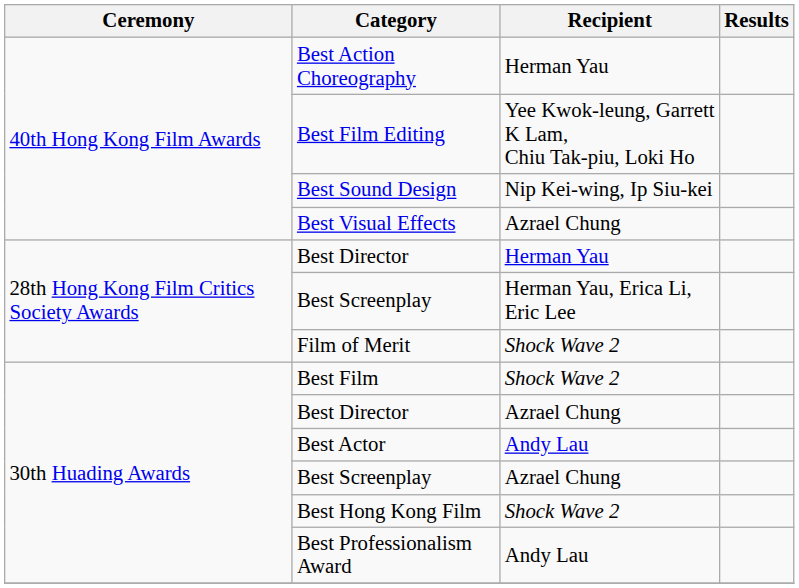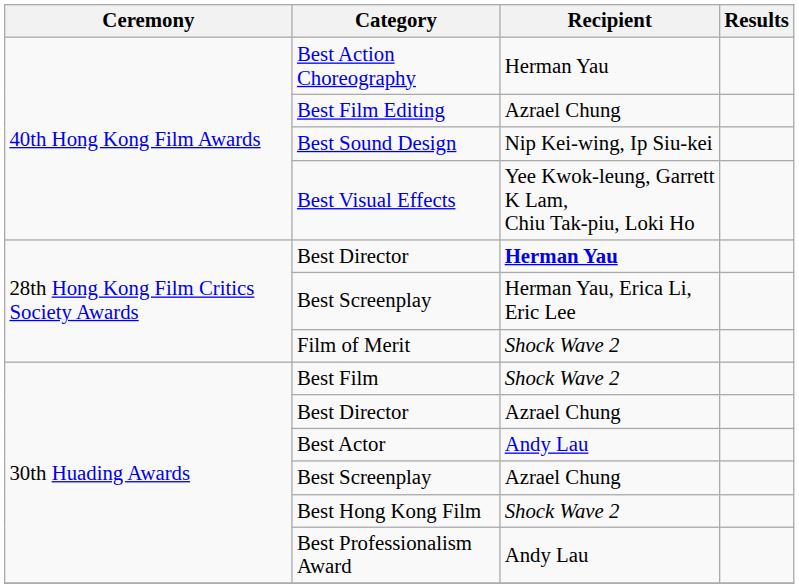(610, 133) Yee Kwok-leung, Garrett K Lam, Chiu Tak-piu, Loki Ho -> (563, 110) Azrael Chung
(563, 223) Azrael Chung -> (610, 199) Yee Kwok-leung, Garrett K Lam, Chiu Tak-piu, Loki Ho
(557, 256) normal -> (561, 256) bold
